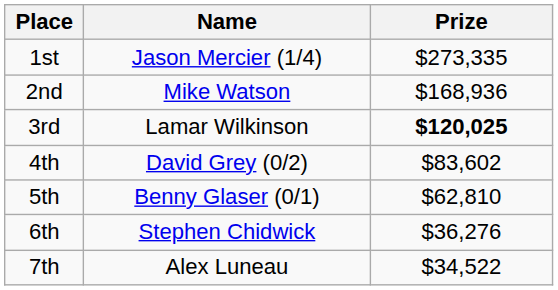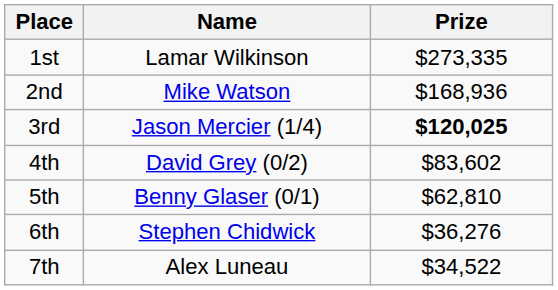(227, 57) Jason Mercier (1/4) -> (227, 57) Lamar Wilkinson
(227, 127) Lamar Wilkinson -> (227, 127) Jason Mercier (1/4)
